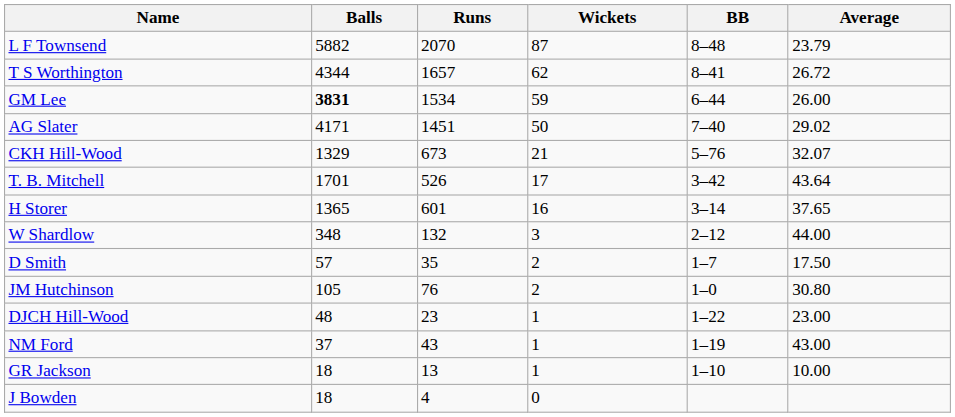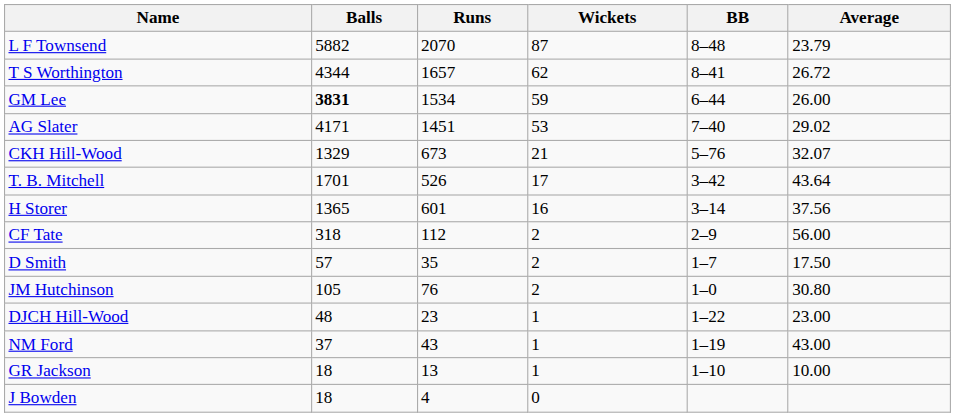(540, 126) 50 -> (540, 126) 53
(811, 208) 37.65 -> (811, 208) 37.56
+ row: (36, 235)
- row: (51, 235)
